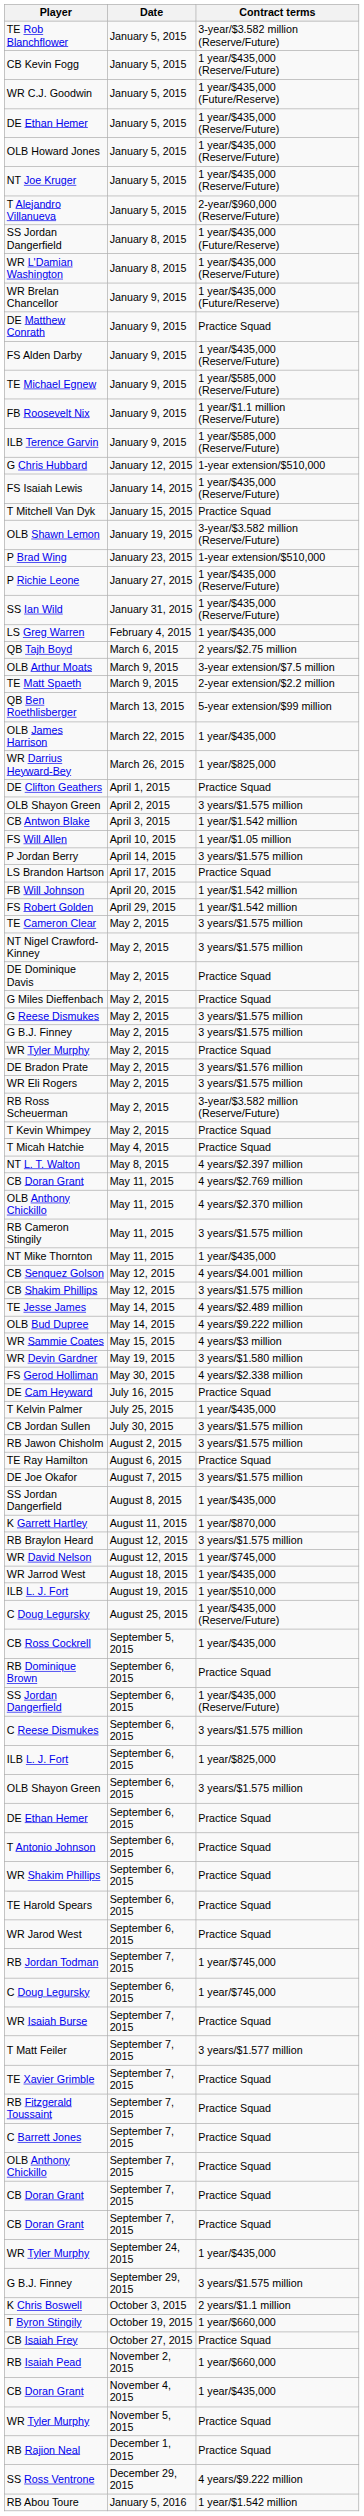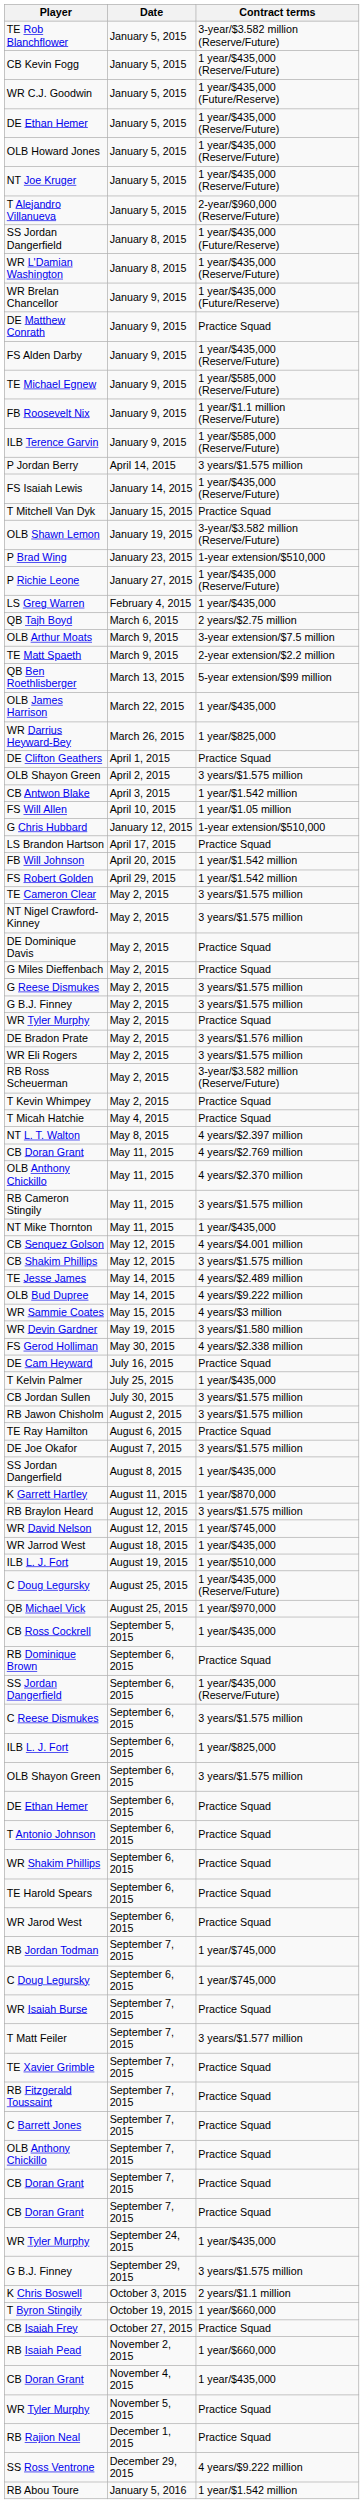rows swapped: (47, 465) <-> (42, 856)
- row: (35, 610)
+ row: (46, 1608)
